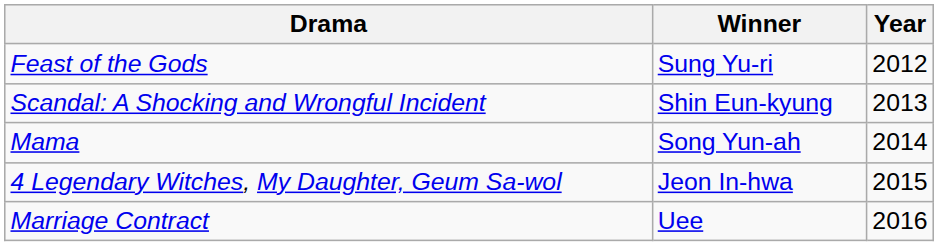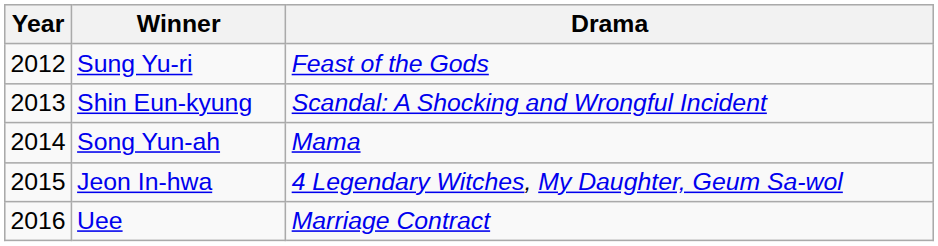columns swapped: (900, 24) <-> (328, 24)
